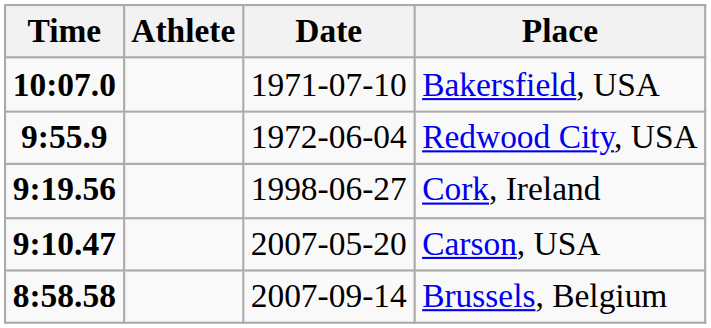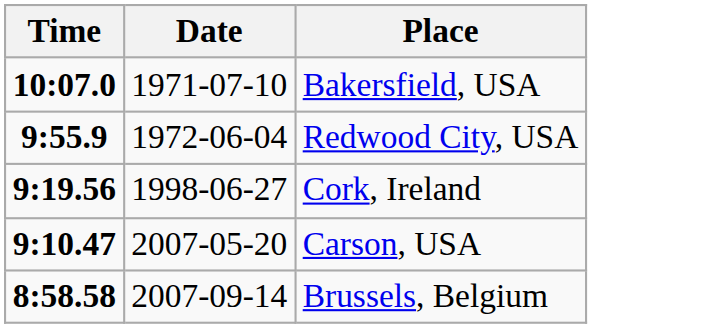- column: (183, 31)
